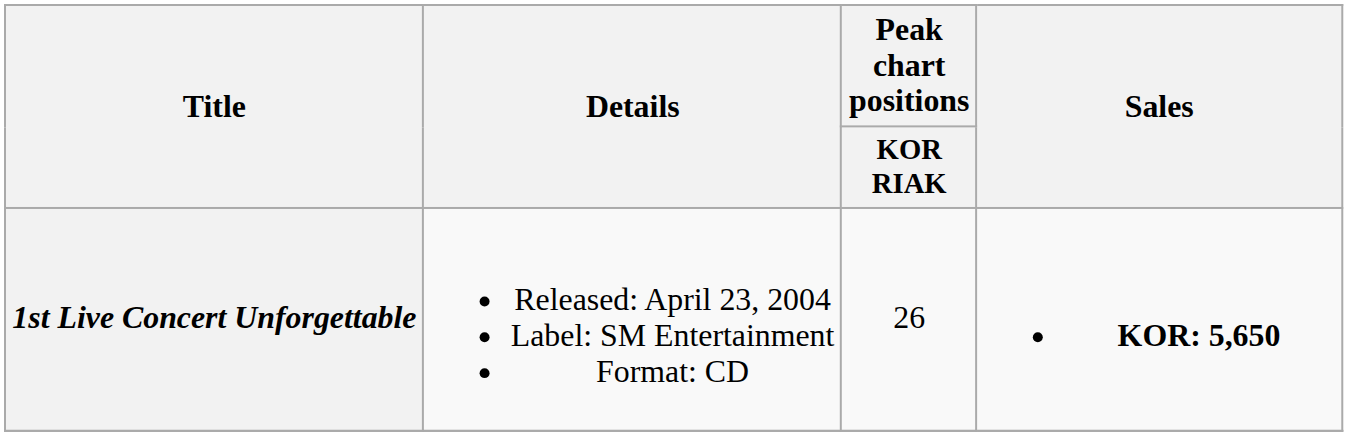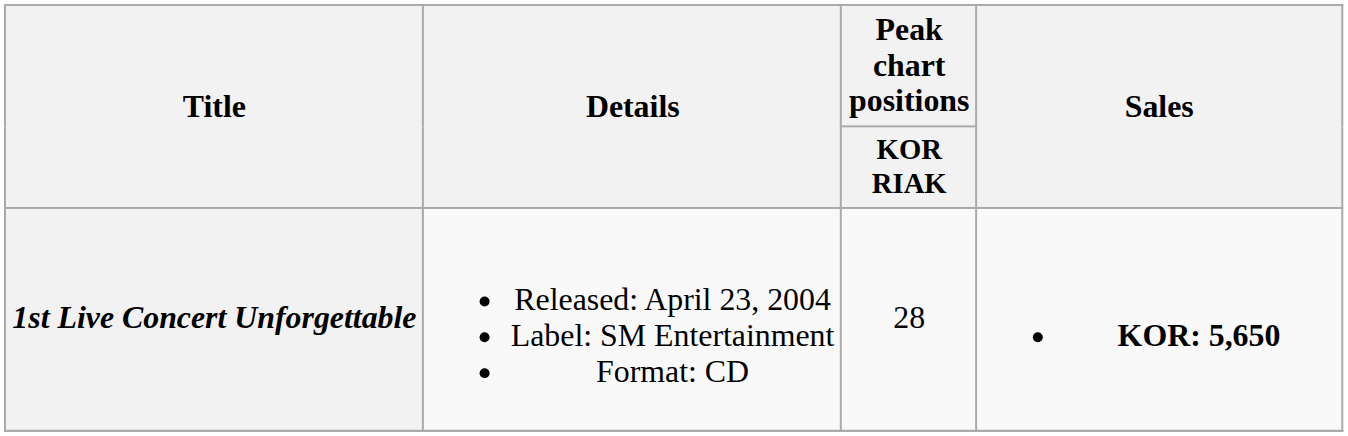(909, 318) 26 -> (909, 318) 28
